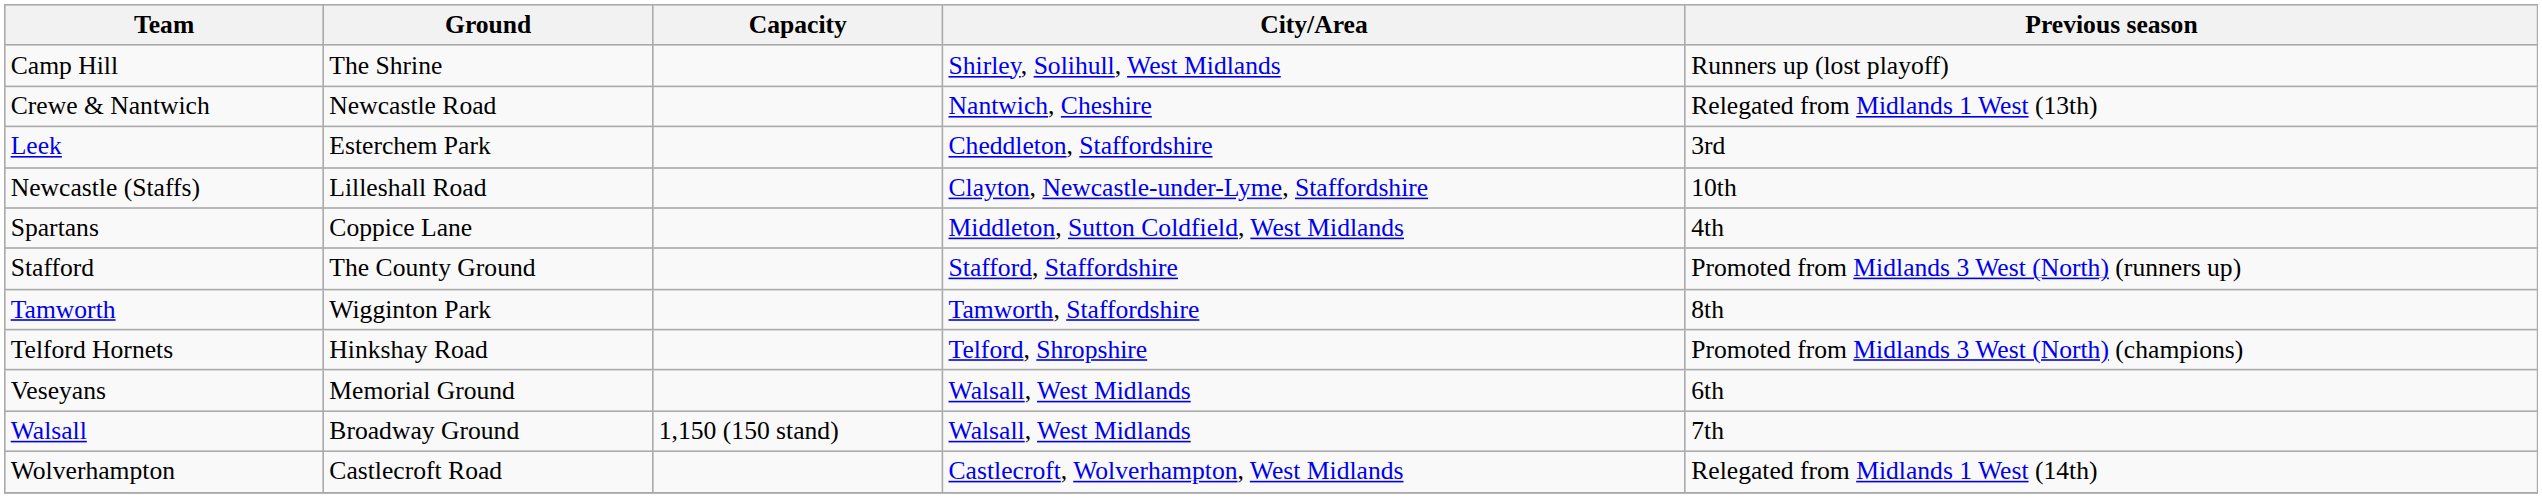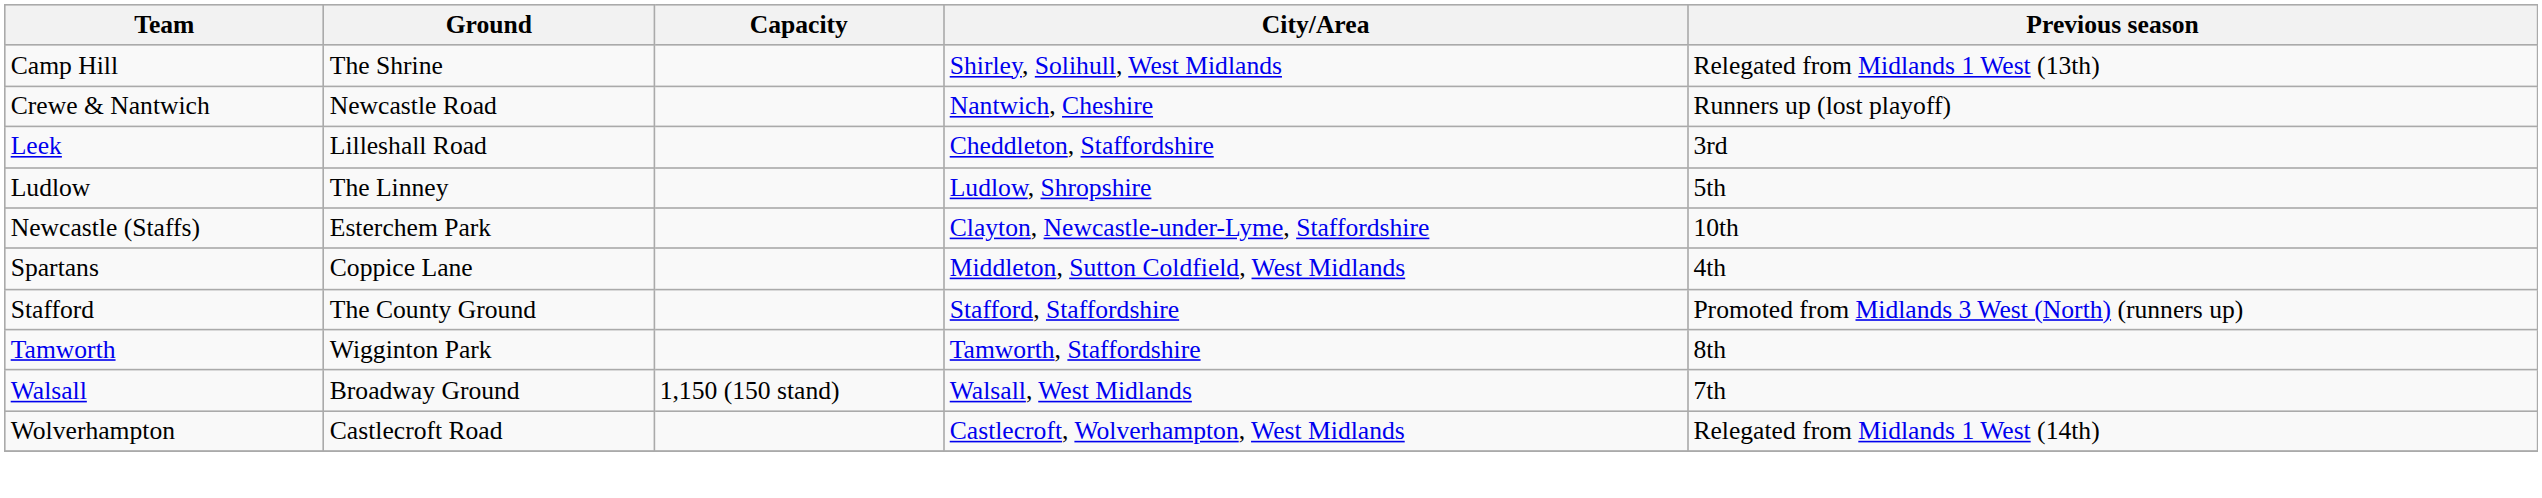(1820, 65) Runners up (lost playoff) -> (1897, 65) Relegated from Midlands 1 West (13th)
(1894, 106) Relegated from Midlands 1 West (13th) -> (1822, 106) Runners up (lost playoff)
(410, 146) Esterchem Park -> (408, 146) Lilleshall Road
+ row: (51, 187)
(408, 187) Lilleshall Road -> (410, 227) Esterchem Park
- row: (92, 349)
- row: (58, 390)
